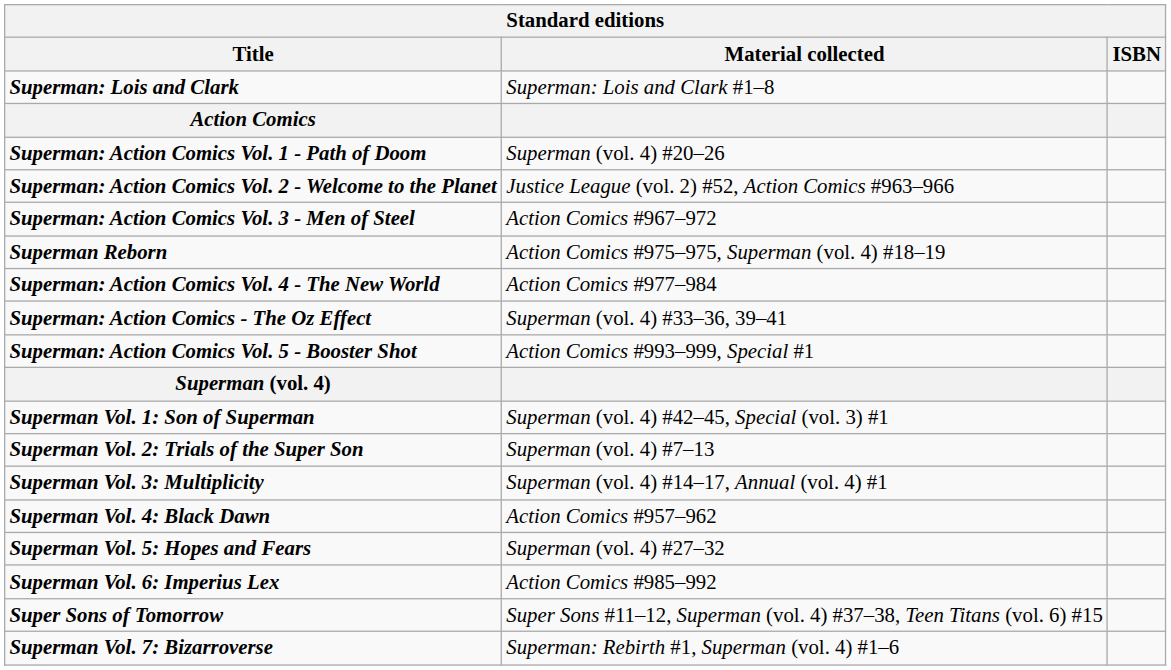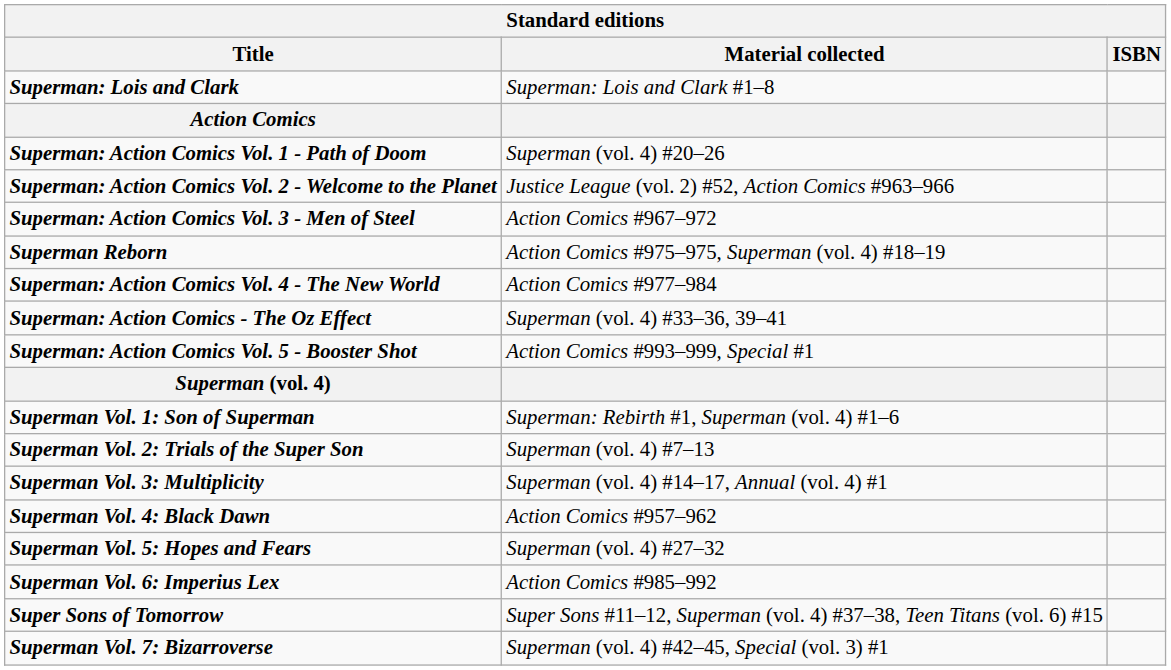(698, 416) Superman (vol. 4) #42–45, Special (vol. 3) #1 -> (703, 416) Superman: Rebirth #1, Superman (vol. 4) #1–6
(703, 647) Superman: Rebirth #1, Superman (vol. 4) #1–6 -> (698, 647) Superman (vol. 4) #42–45, Special (vol. 3) #1
